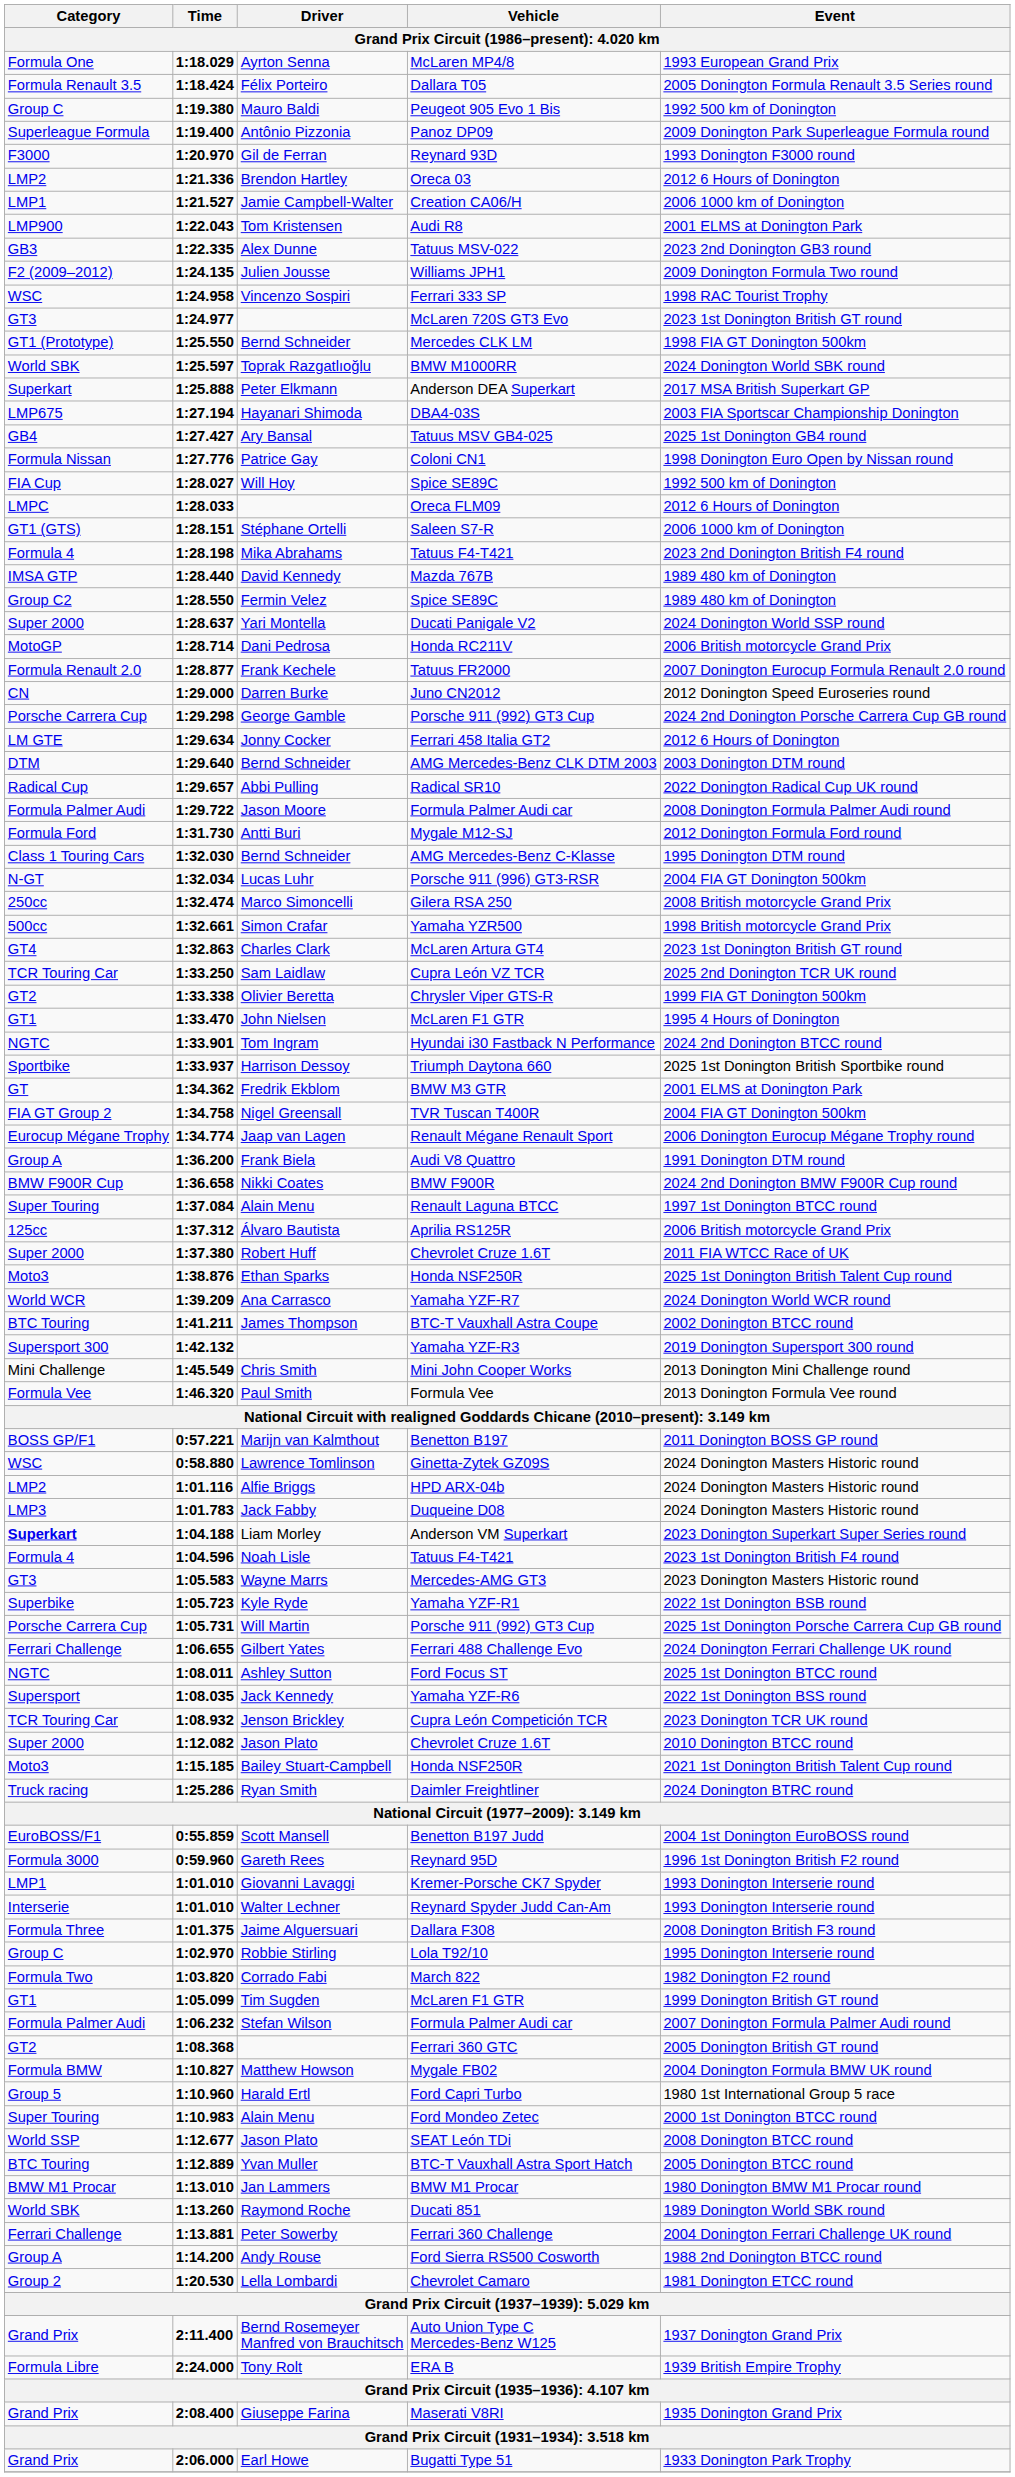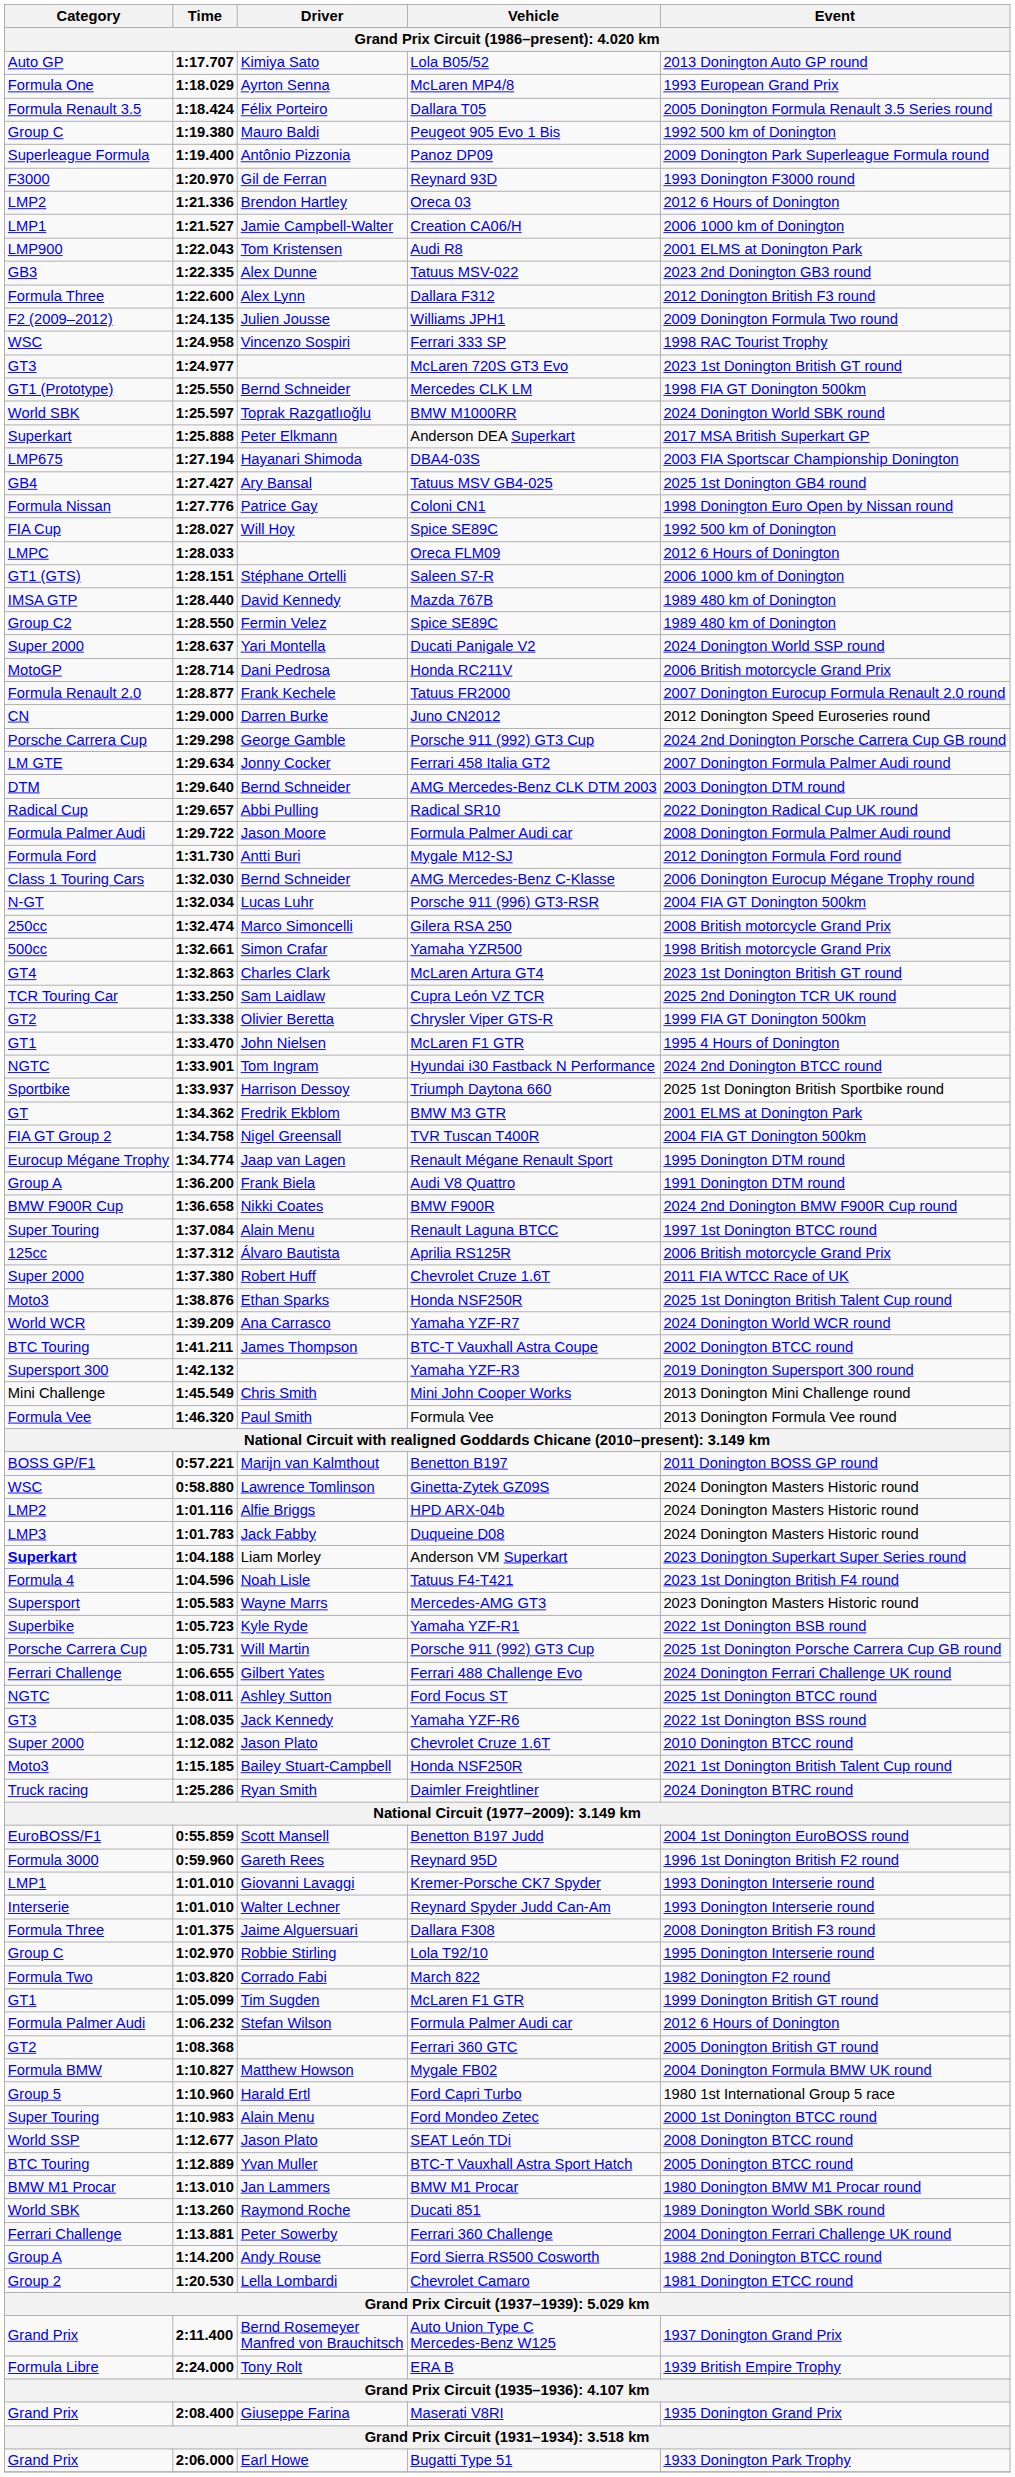+ row: (280, 62)
+ row: (273, 296)
- row: (291, 553)
(751, 739) 2012 6 Hours of Donington -> (807, 763) 2007 Donington Formula Palmer Audi round
(754, 856) 1995 Donington DTM round -> (819, 879) 2006 Donington Eurocup Mégane Trophy round
(819, 1136) 2006 Donington Eurocup Mégane Trophy round -> (754, 1160) 1995 Donington DTM round
(22, 1580) GT3 -> (44, 1603) Supersport
(44, 1697) Supersport -> (22, 1720) GT3
- row: (292, 1720)
(807, 2023) 2007 Donington Formula Palmer Audi round -> (751, 2023) 2012 6 Hours of Donington
